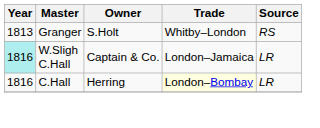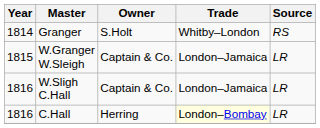(20, 32) 1813 -> (20, 32) 1814
+ row: (67, 57)
(20, 57) paleturquoise background -> (20, 89) no background
